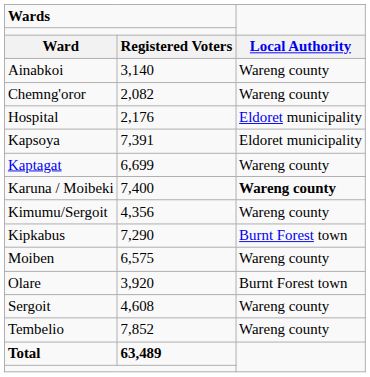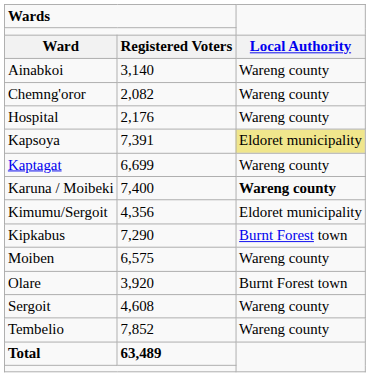(300, 117) Eldoret municipality -> (284, 117) Wareng county
(300, 141) no background -> (300, 141) khaki background
(284, 211) Wareng county -> (300, 211) Eldoret municipality
